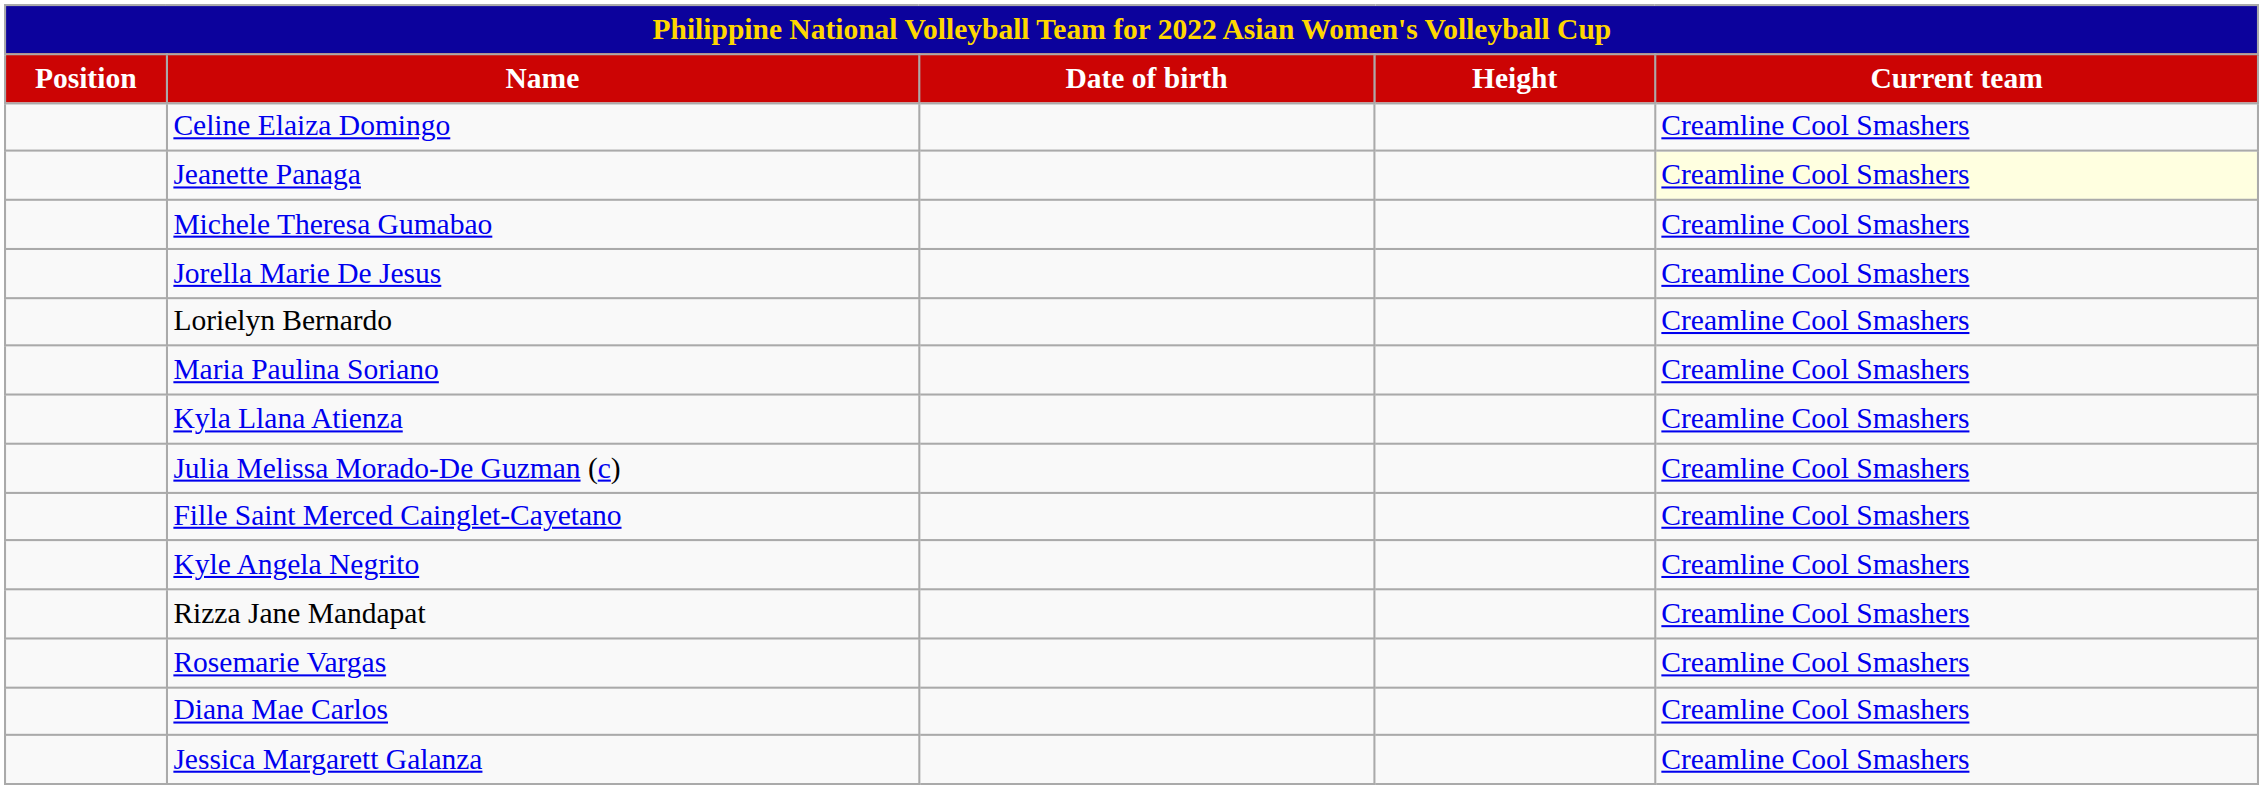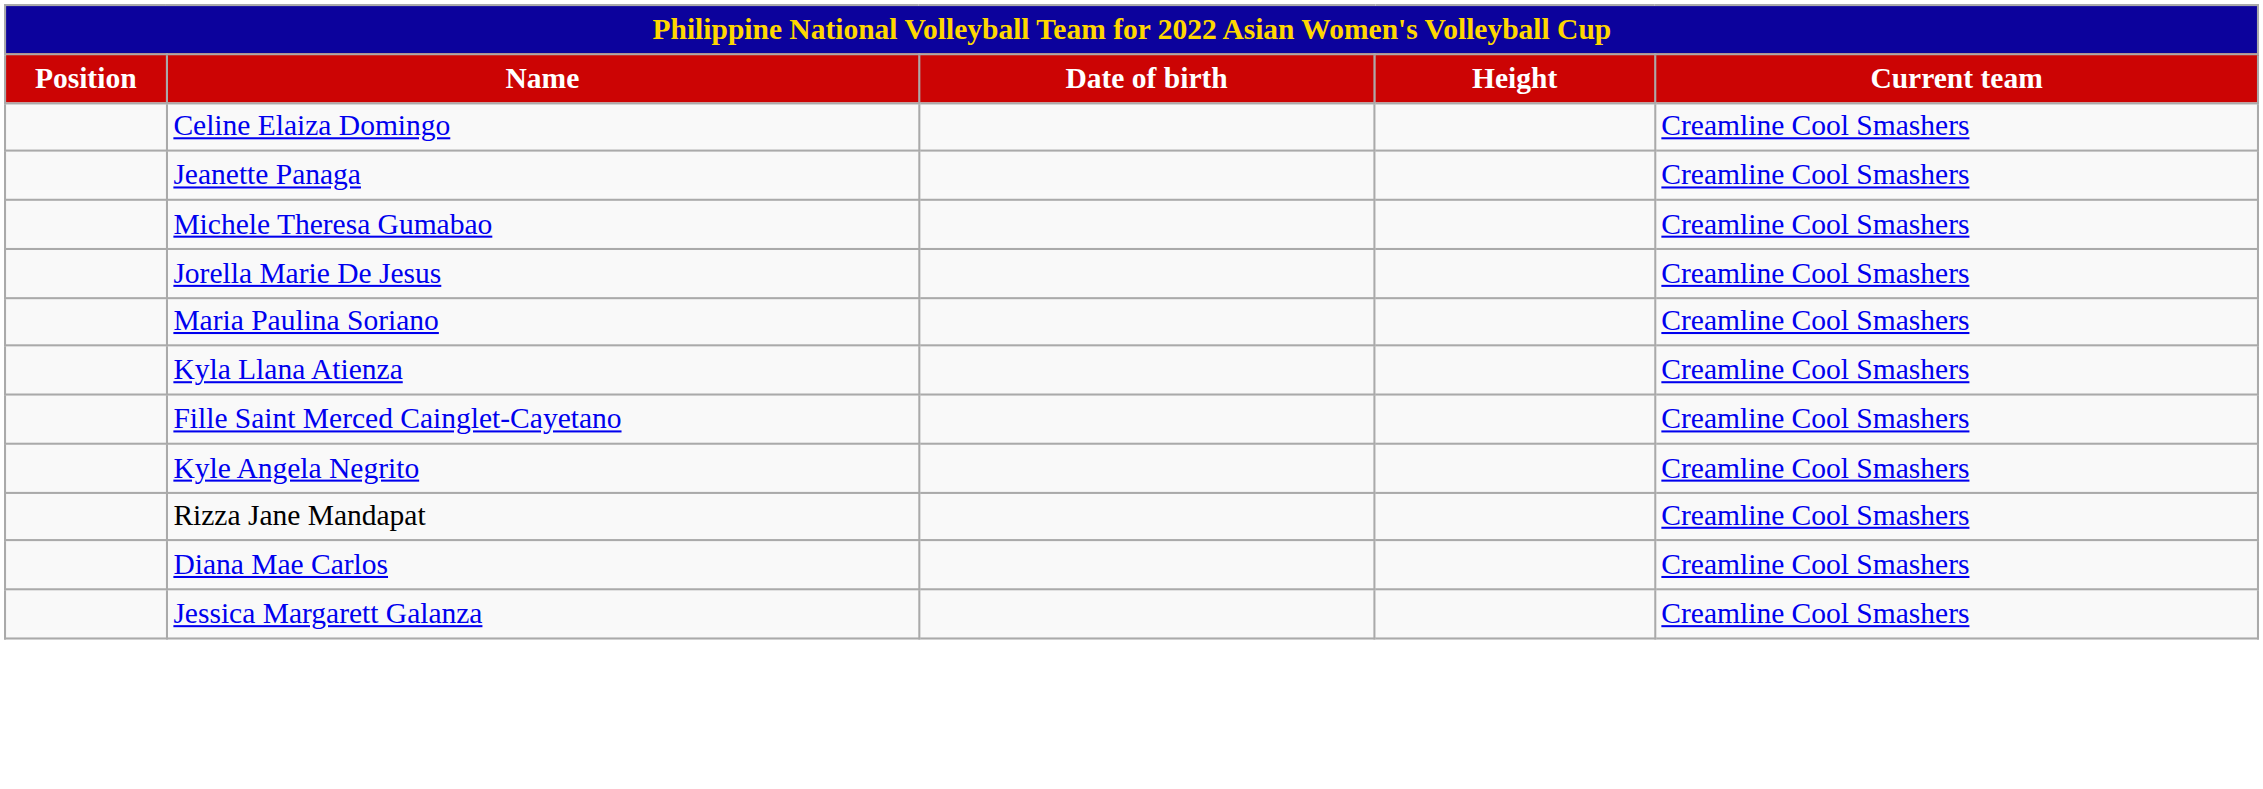(1815, 175) lightyellow background -> (1815, 175) no background
- row: (283, 321)
- row: (397, 467)
- row: (280, 662)
